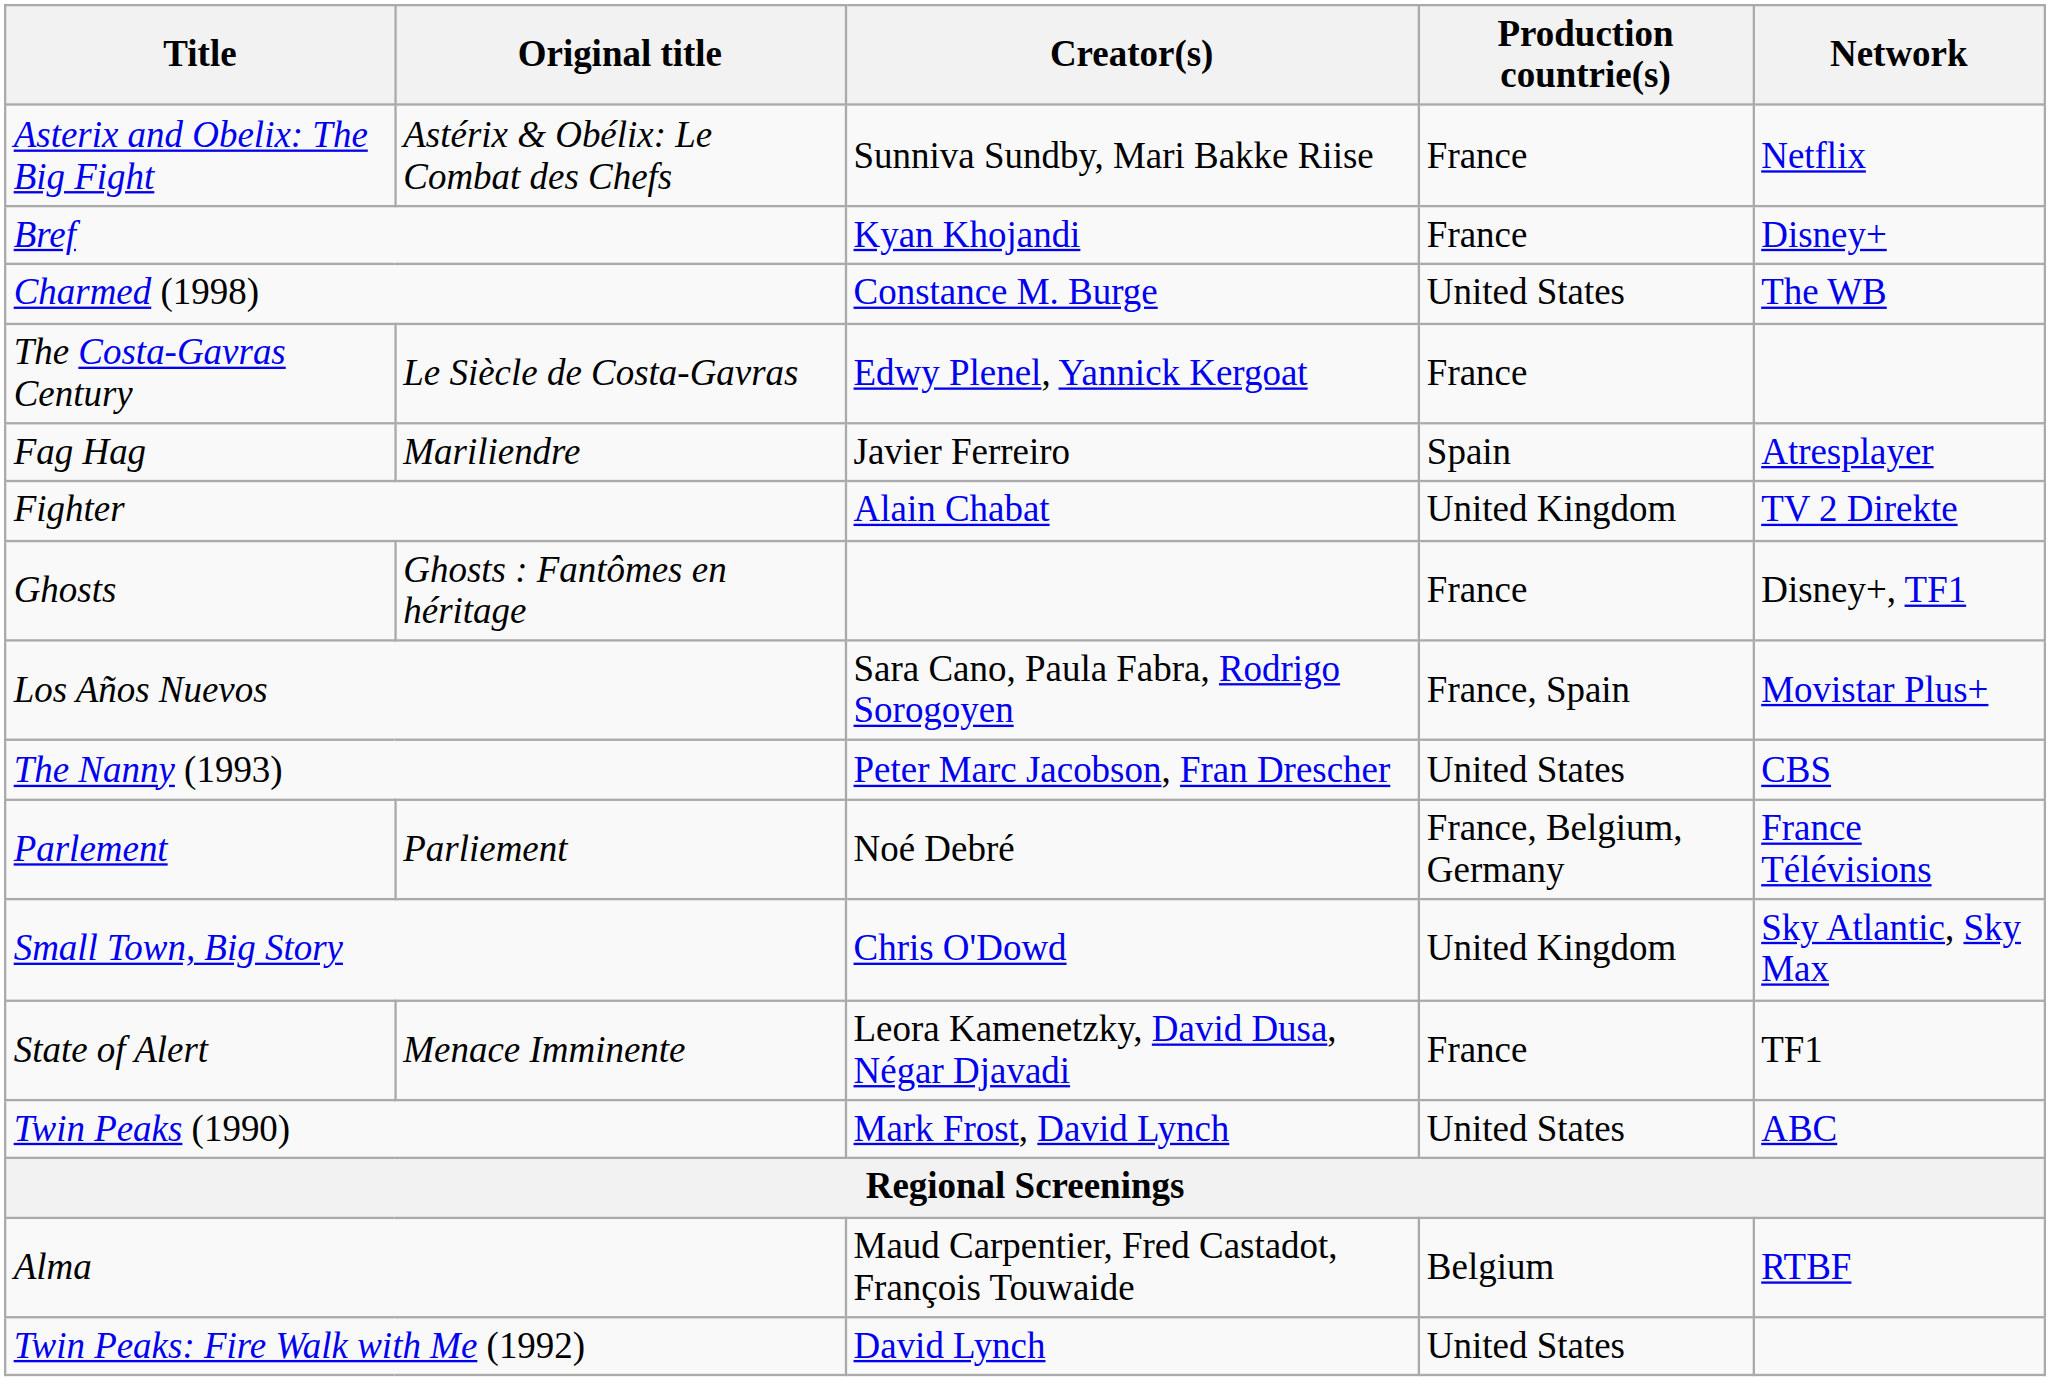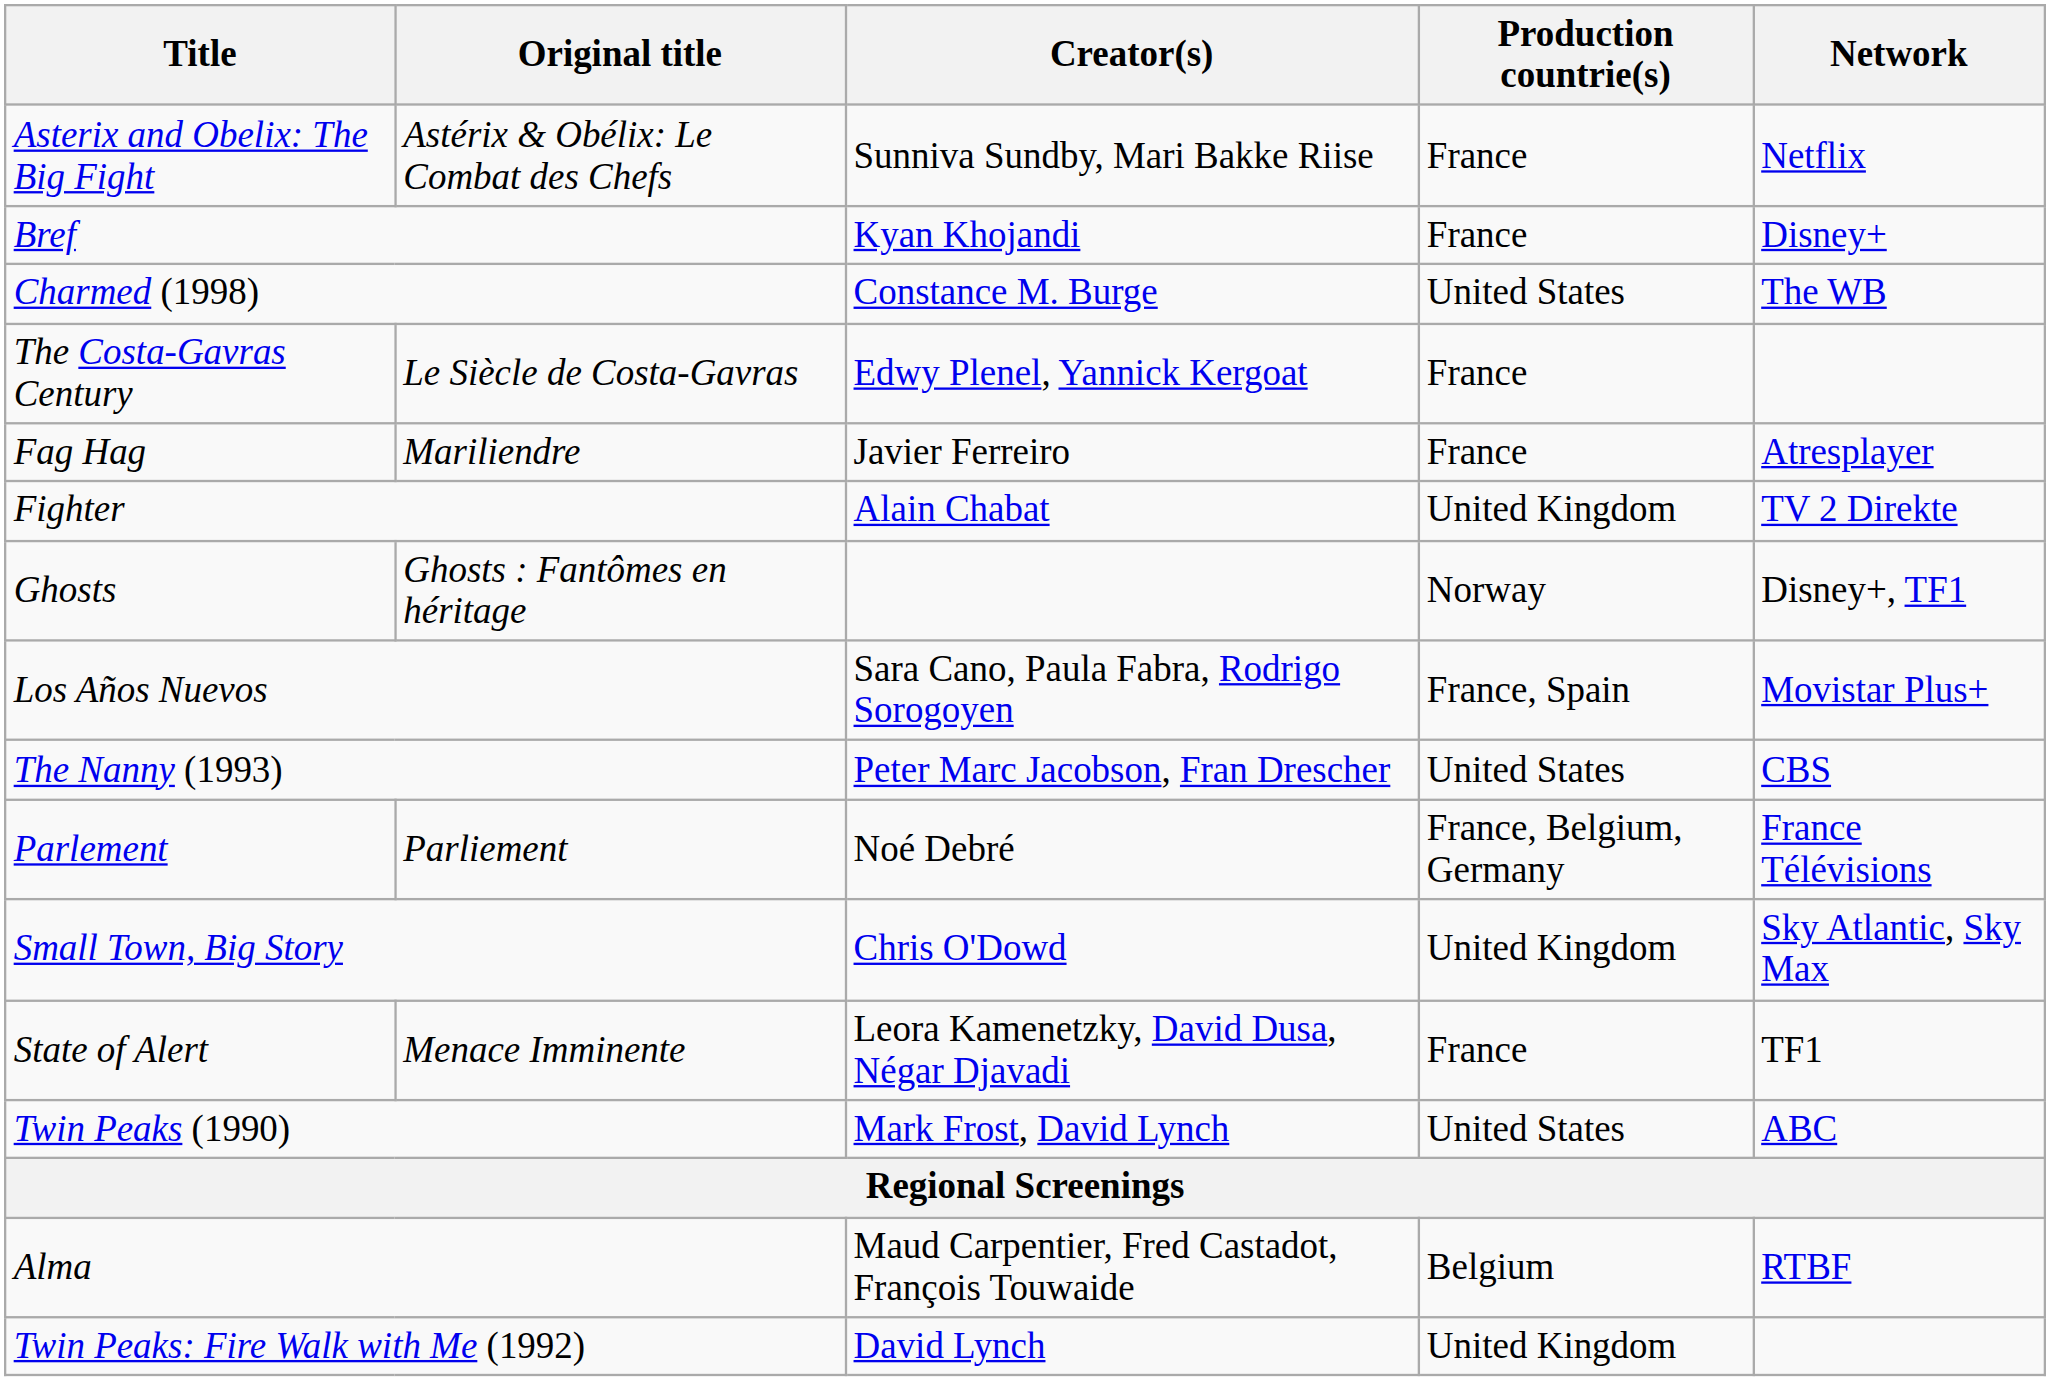(1469, 451) Spain -> (1477, 451) France
(1477, 589) France -> (1486, 589) Norway
(1526, 1345) United States -> (1552, 1345) United Kingdom
